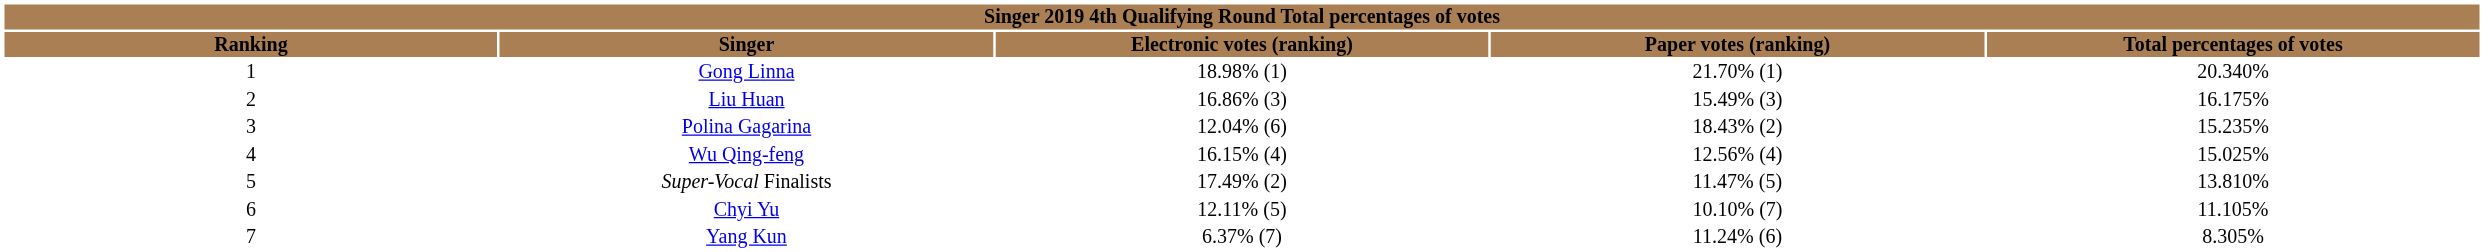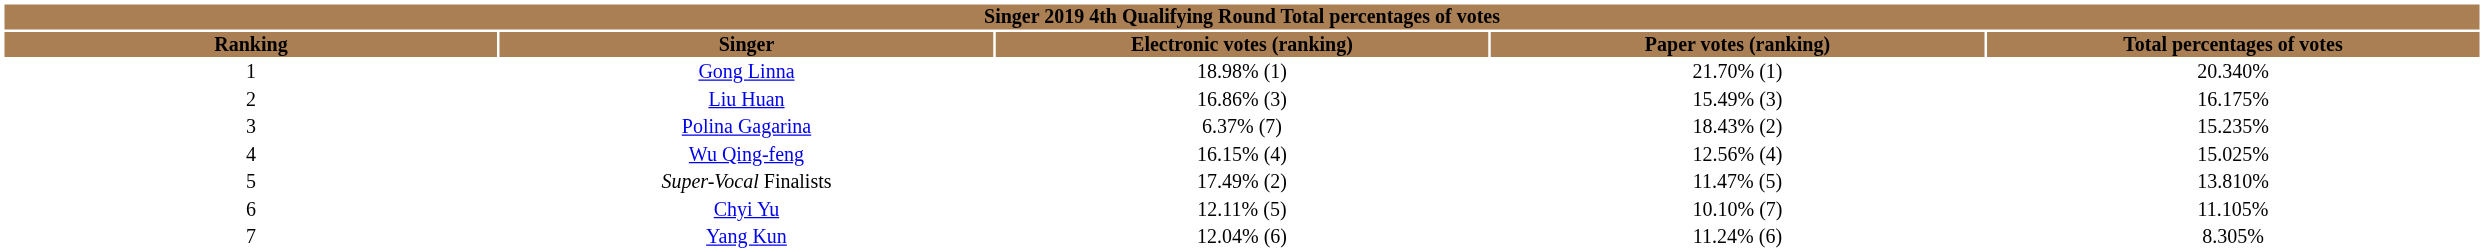(1242, 126) 12.04% (6) -> (1242, 126) 6.37% (7)
(1242, 236) 6.37% (7) -> (1242, 236) 12.04% (6)
